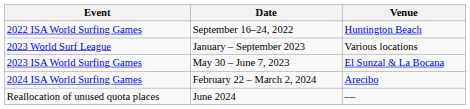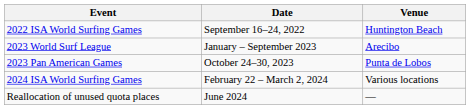(381, 46) Various locations -> (382, 46) Arecibo
- row: (74, 63)
+ row: (64, 63)
(362, 79) Arecibo -> (402, 79) Various locations
